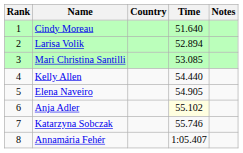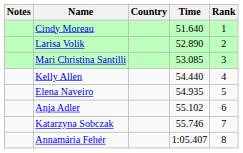columns swapped: (18, 12) <-> (223, 12)
(189, 44) 52.894 -> (190, 44) 52.890
(189, 92) 54.905 -> (190, 92) 54.935
(189, 108) lightyellow background -> (190, 108) no background
